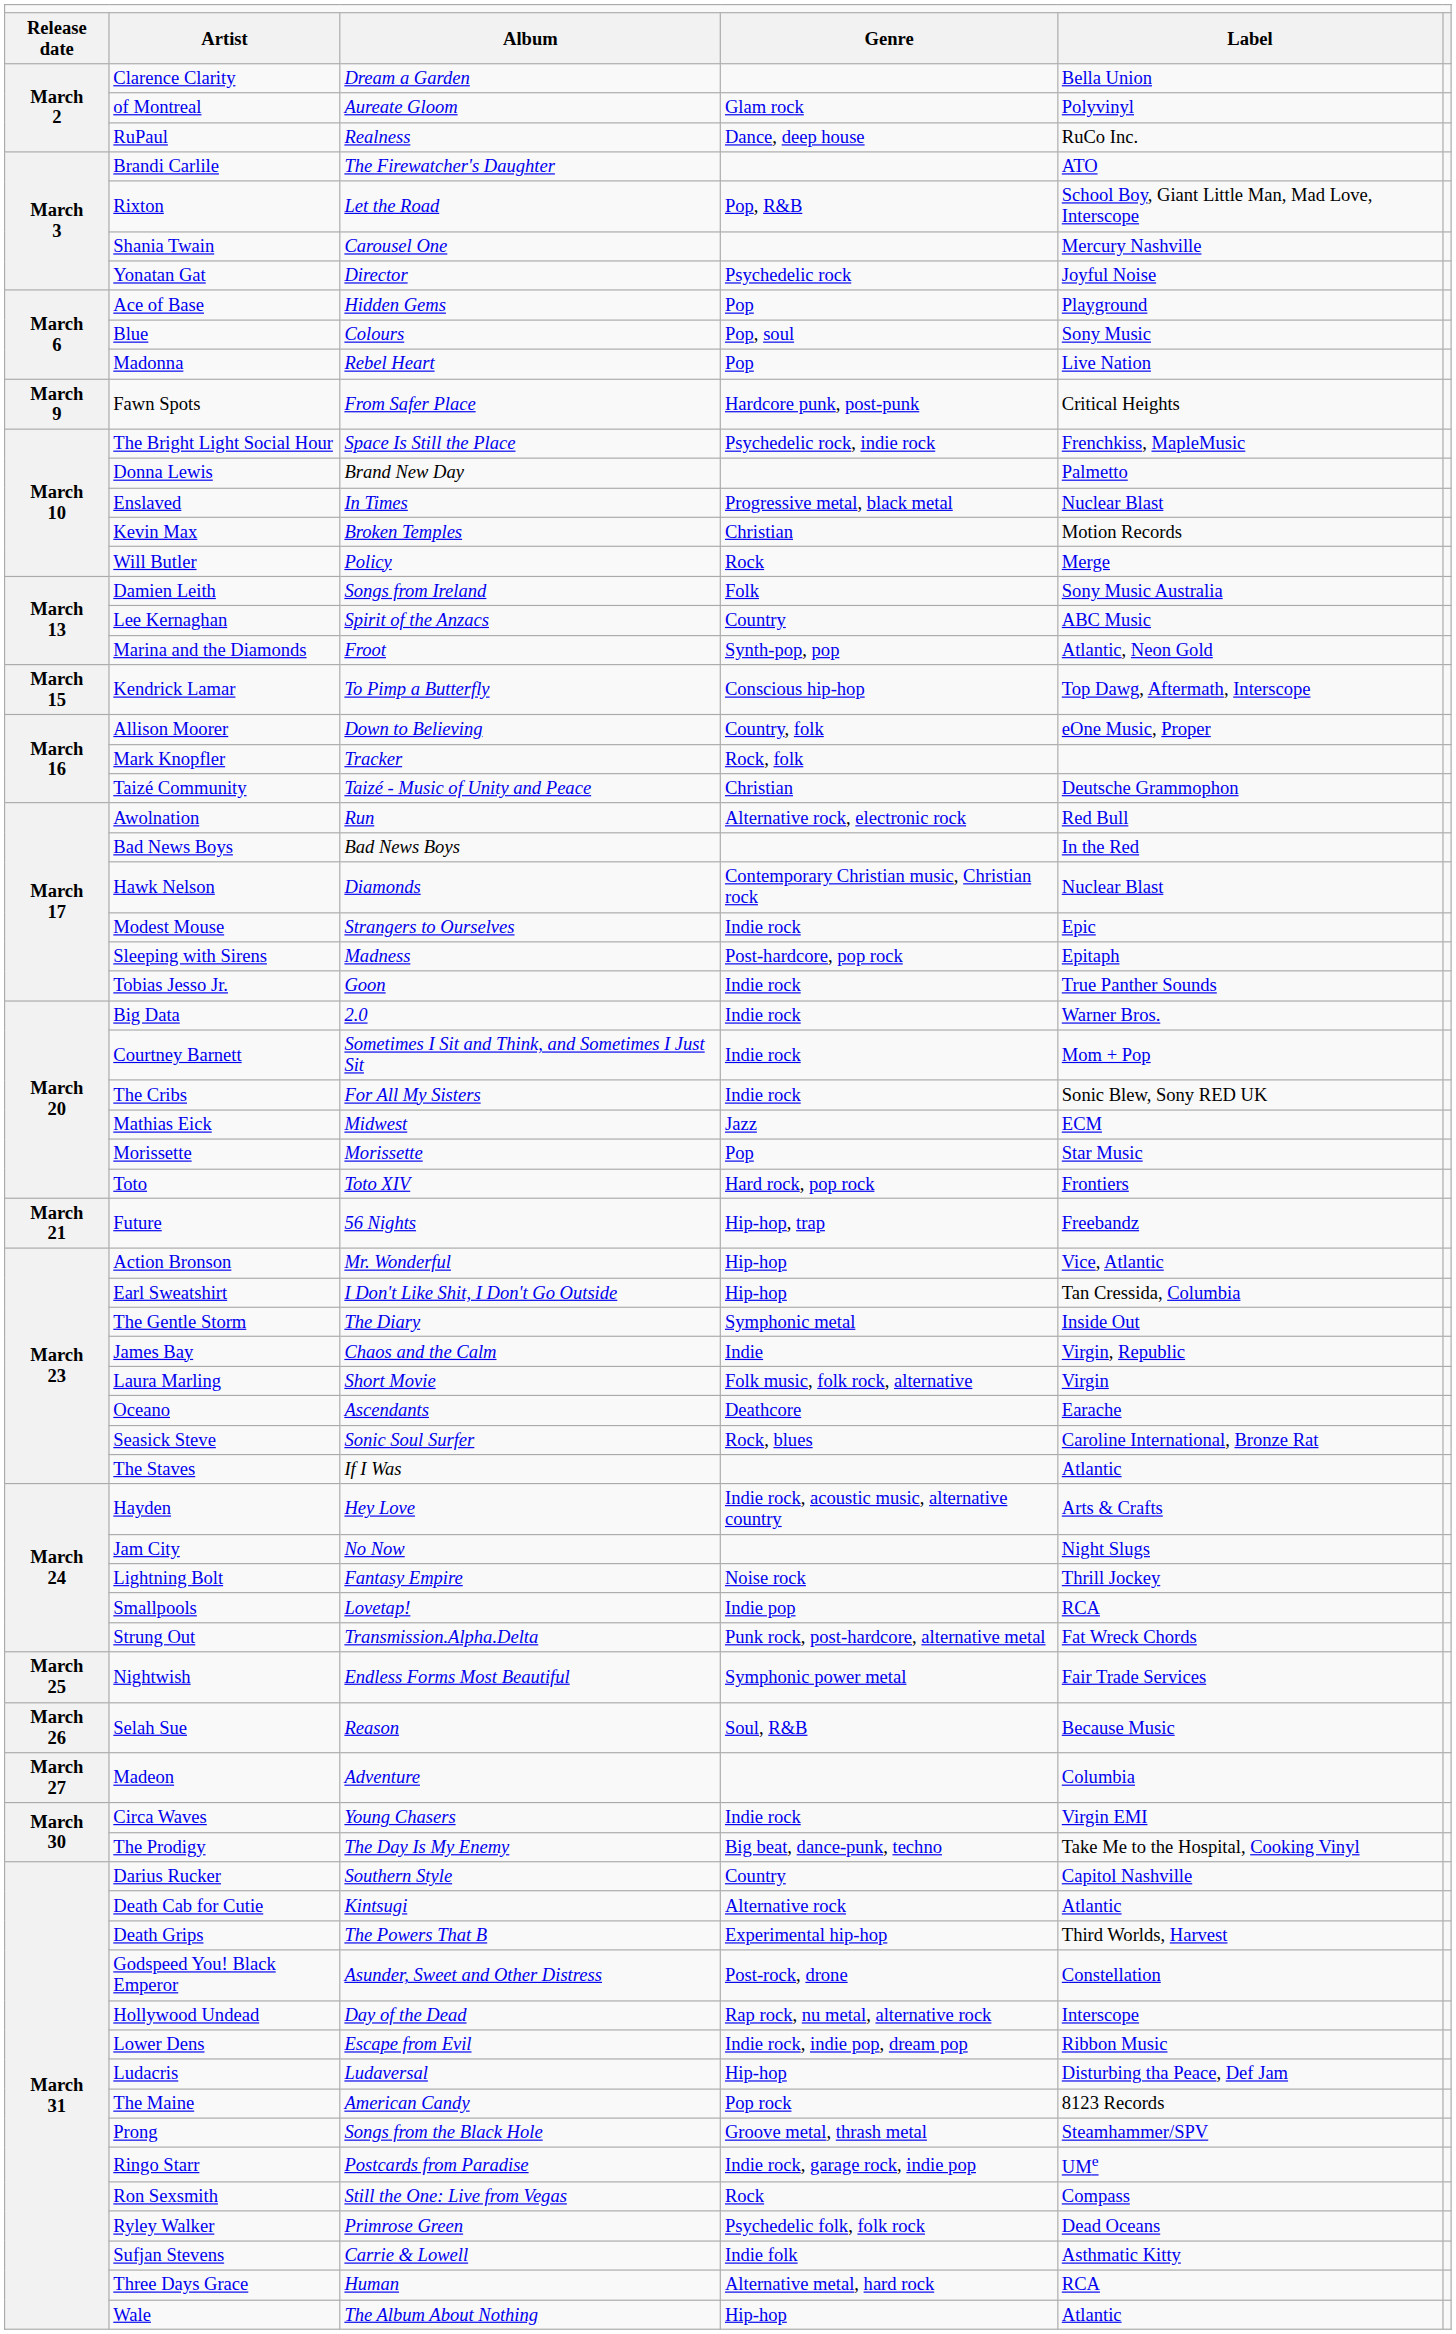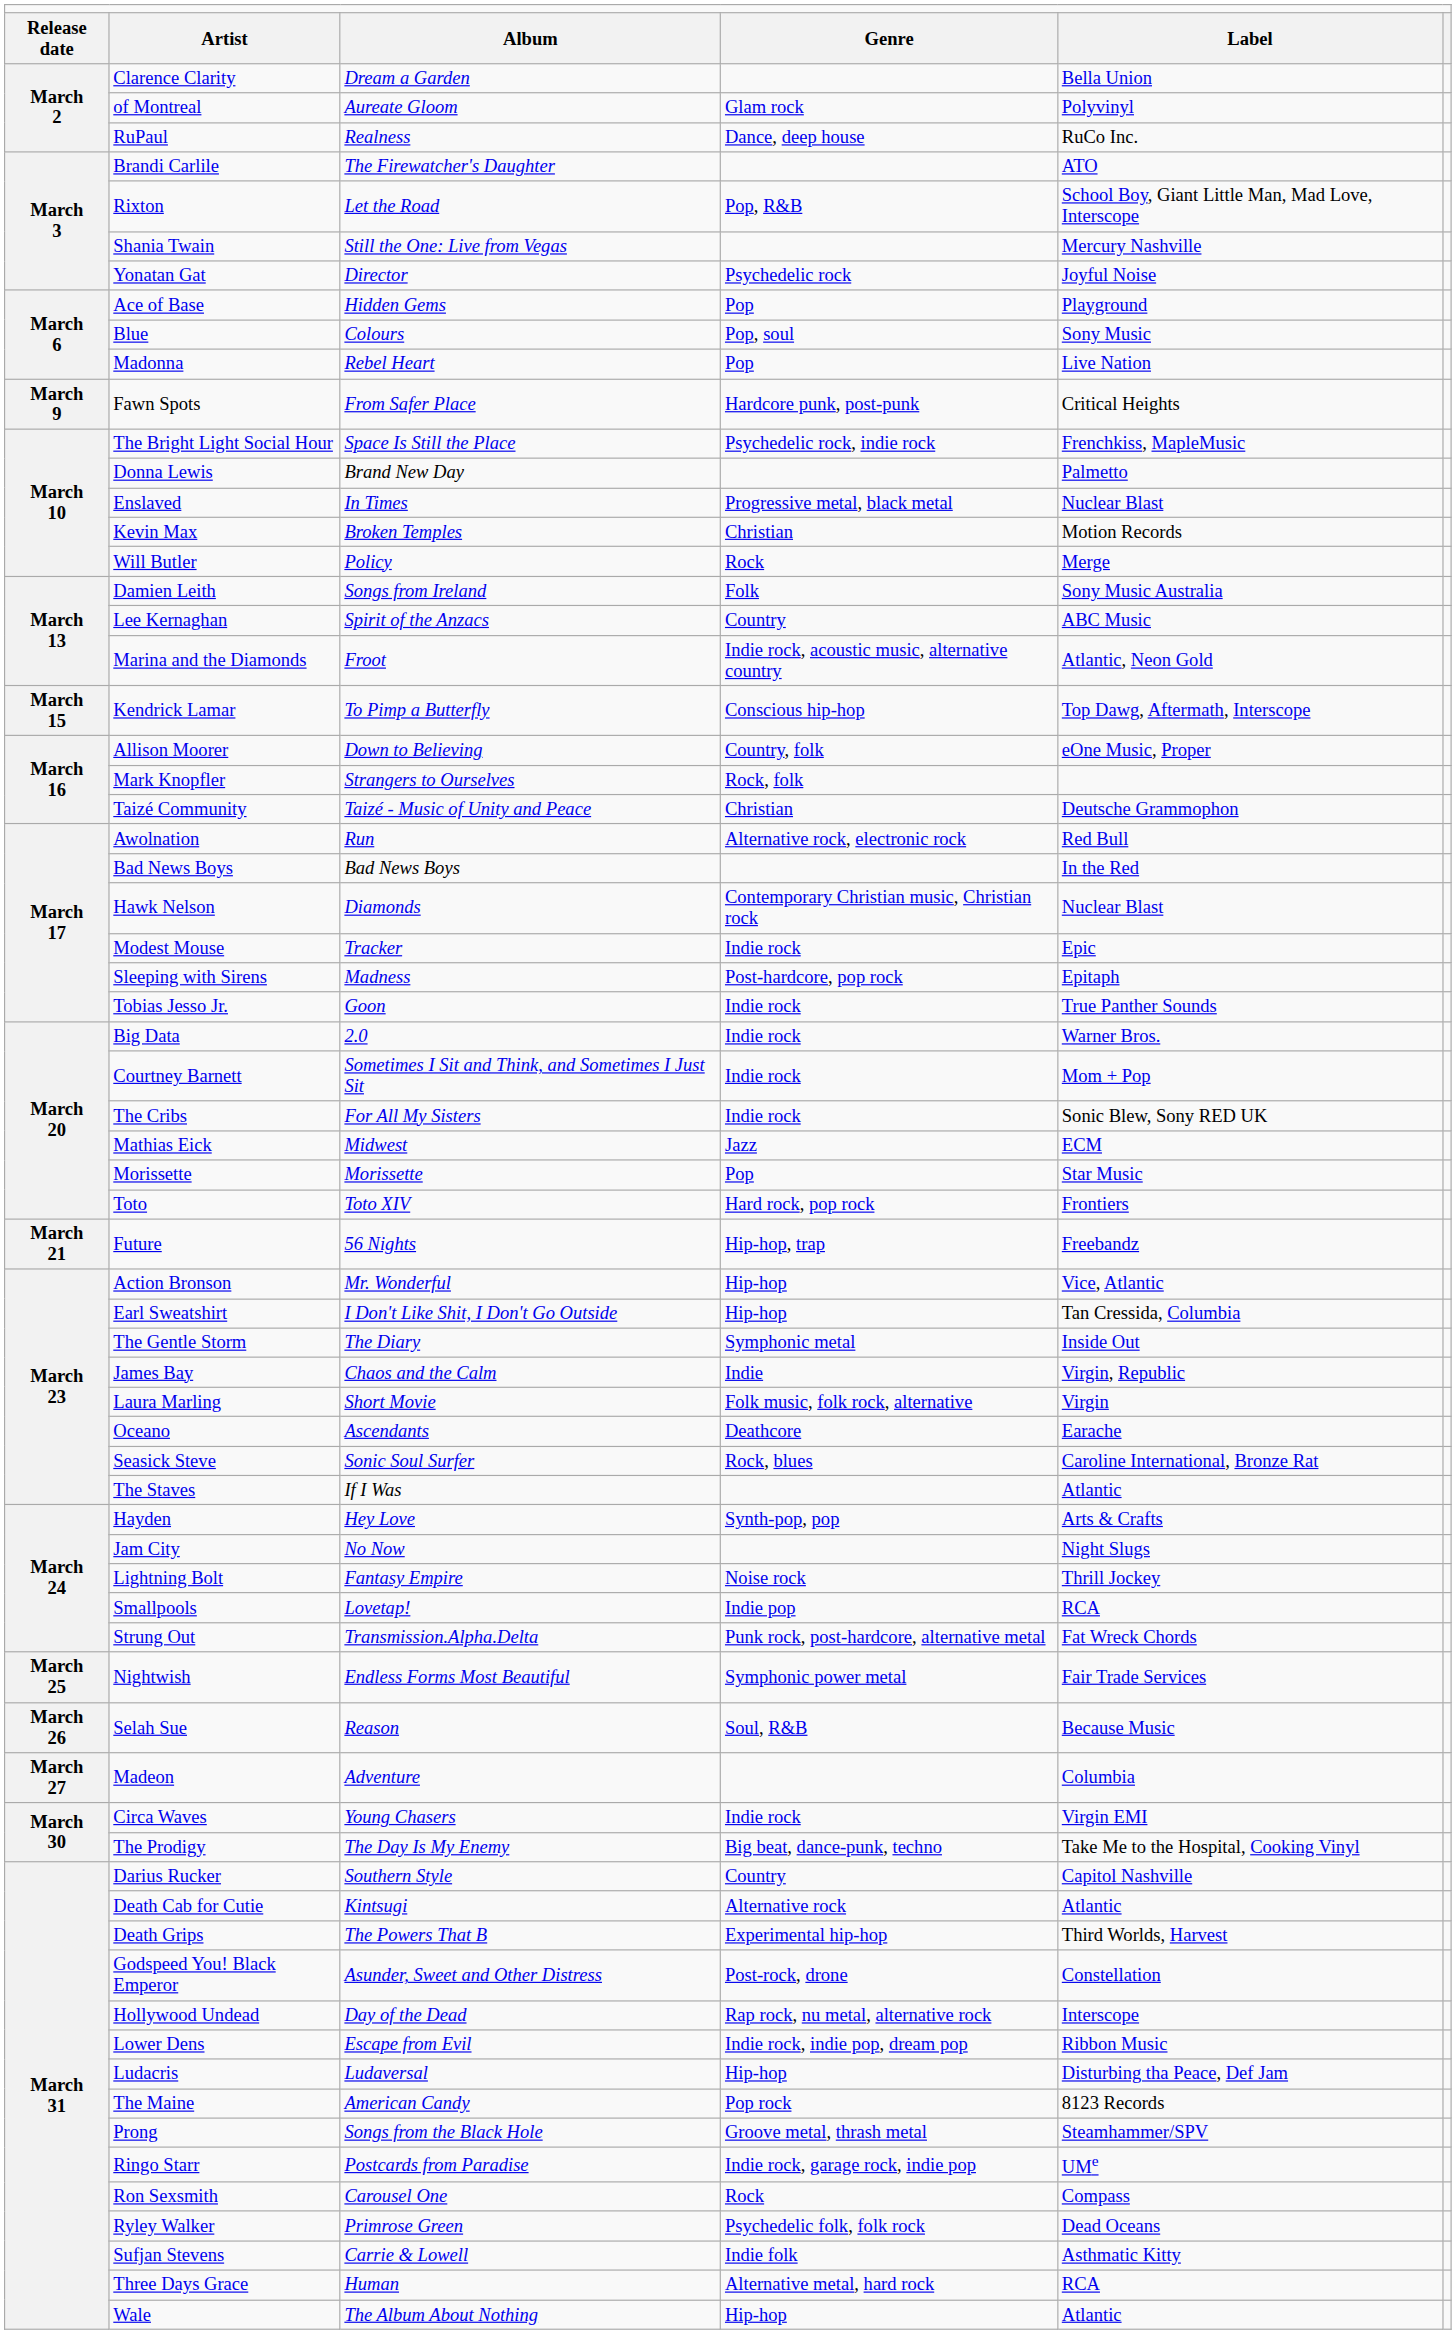(396, 246) Carousel One -> (456, 246) Still the One: Live from Vegas
(782, 649) Synth-pop, pop -> (866, 660) Indie rock, acoustic music, alternative country
(373, 758) Tracker -> (429, 779) Strangers to Ourselves
(429, 926) Strangers to Ourselves -> (373, 947) Tracker
(866, 1508) Indie rock, acoustic music, alternative country -> (782, 1519) Synth-pop, pop
(456, 2196) Still the One: Live from Vegas -> (396, 2196) Carousel One
